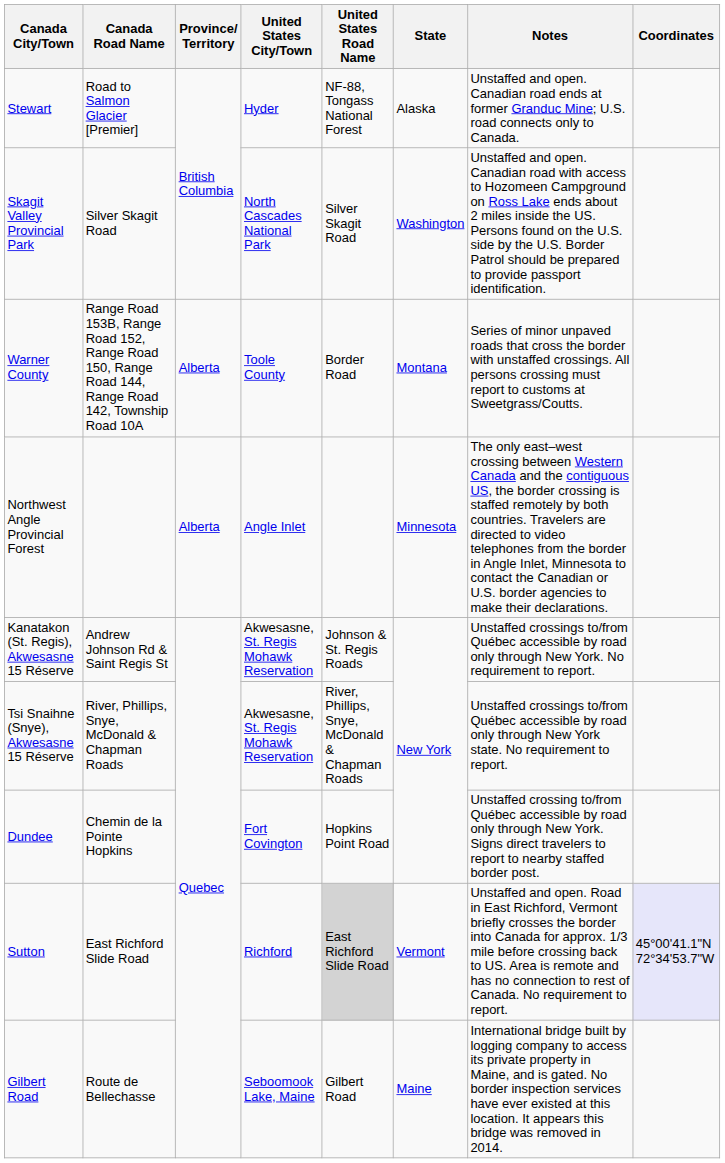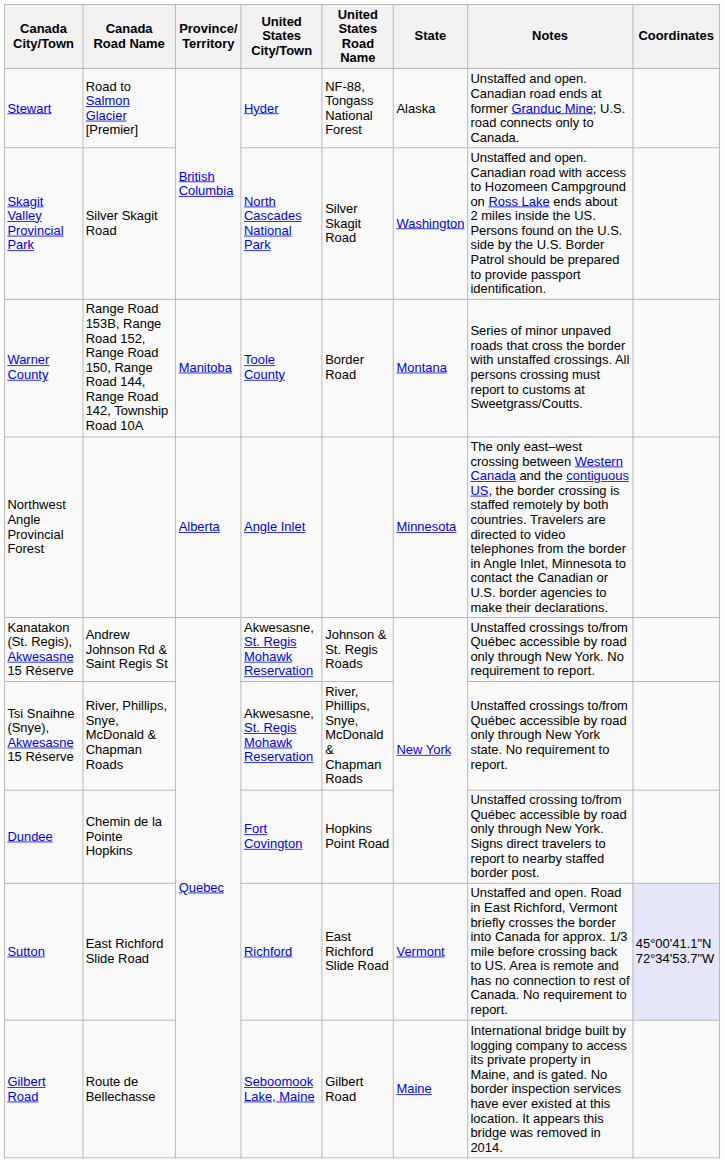(199, 368) Alberta -> (205, 368) Manitoba
(357, 951) lightgrey background -> (357, 951) no background
